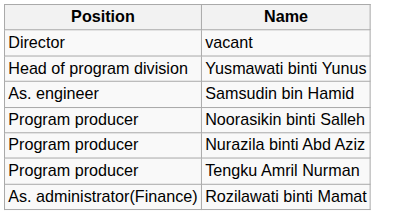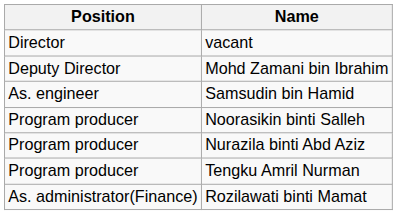+ row: (297, 68)
- row: (286, 68)
